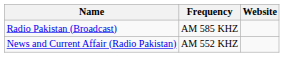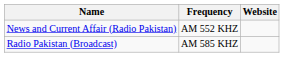rows swapped: (92, 44) <-> (62, 28)
